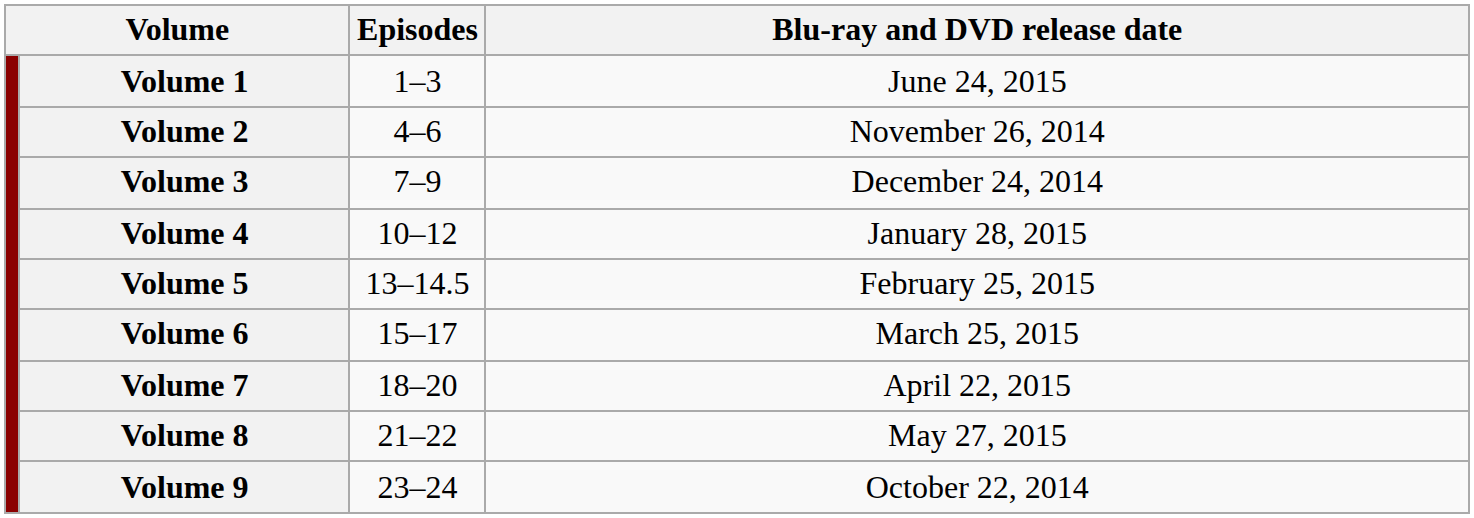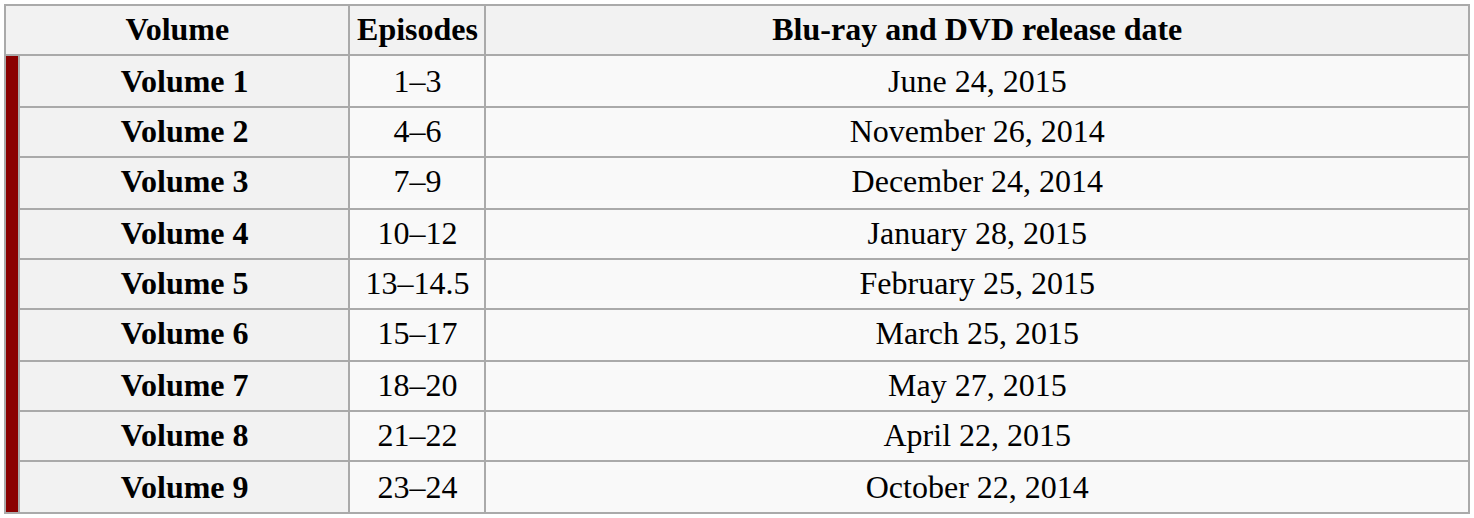(977, 385) April 22, 2015 -> (977, 385) May 27, 2015
(977, 435) May 27, 2015 -> (977, 435) April 22, 2015
